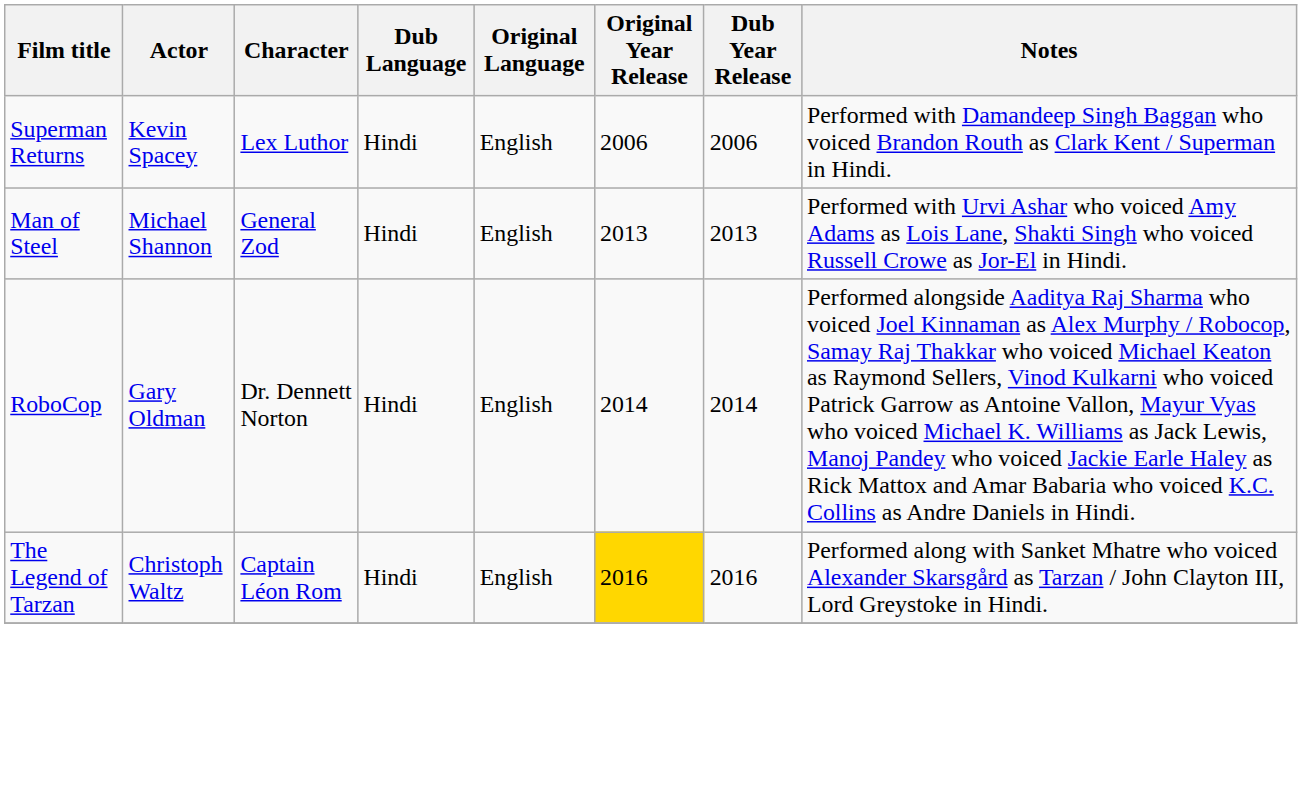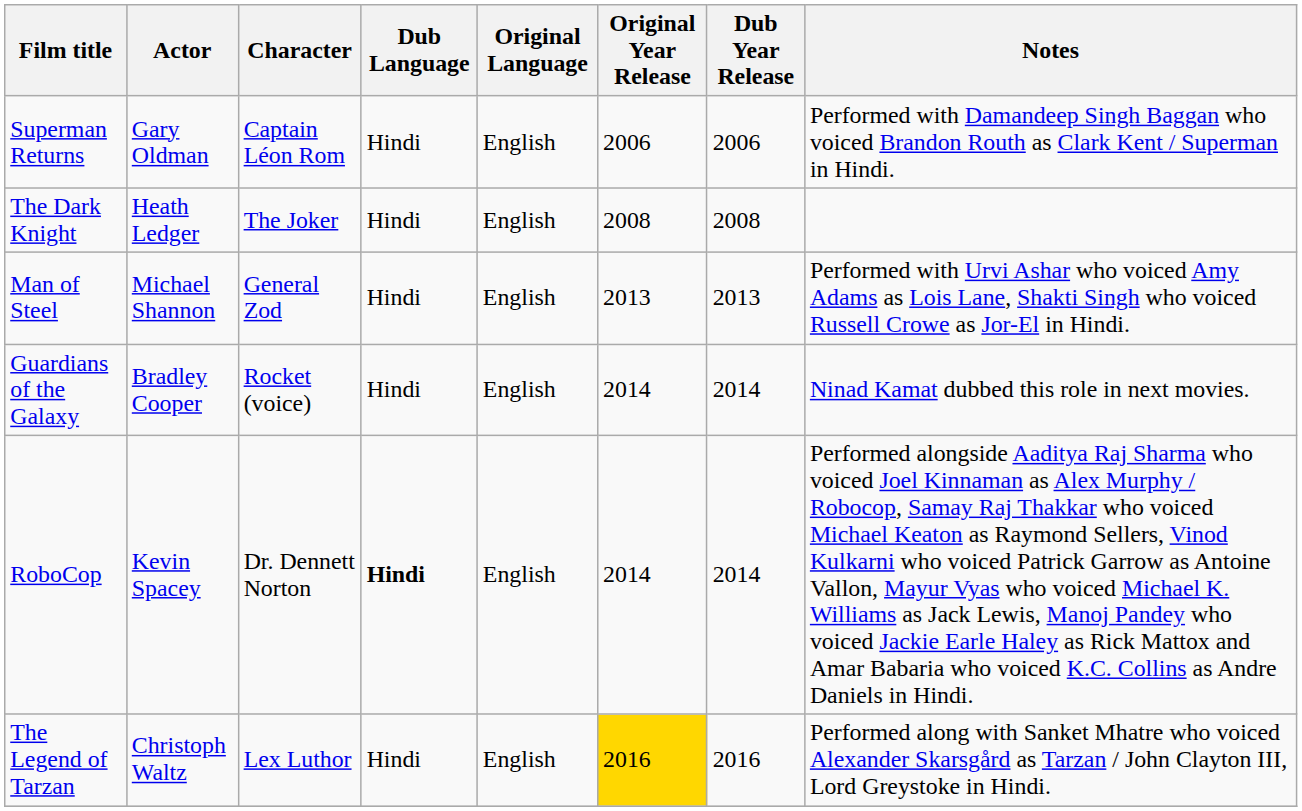(163, 141) Kevin Spacey -> (170, 141) Gary Oldman
(294, 141) Lex Luthor -> (294, 141) Captain Léon Rom
+ row: (56, 219)
+ row: (59, 389)
(167, 405) Gary Oldman -> (166, 574) Kevin Spacey
(391, 405) normal -> (396, 574) bold
(291, 576) Captain Léon Rom -> (298, 759) Lex Luthor
